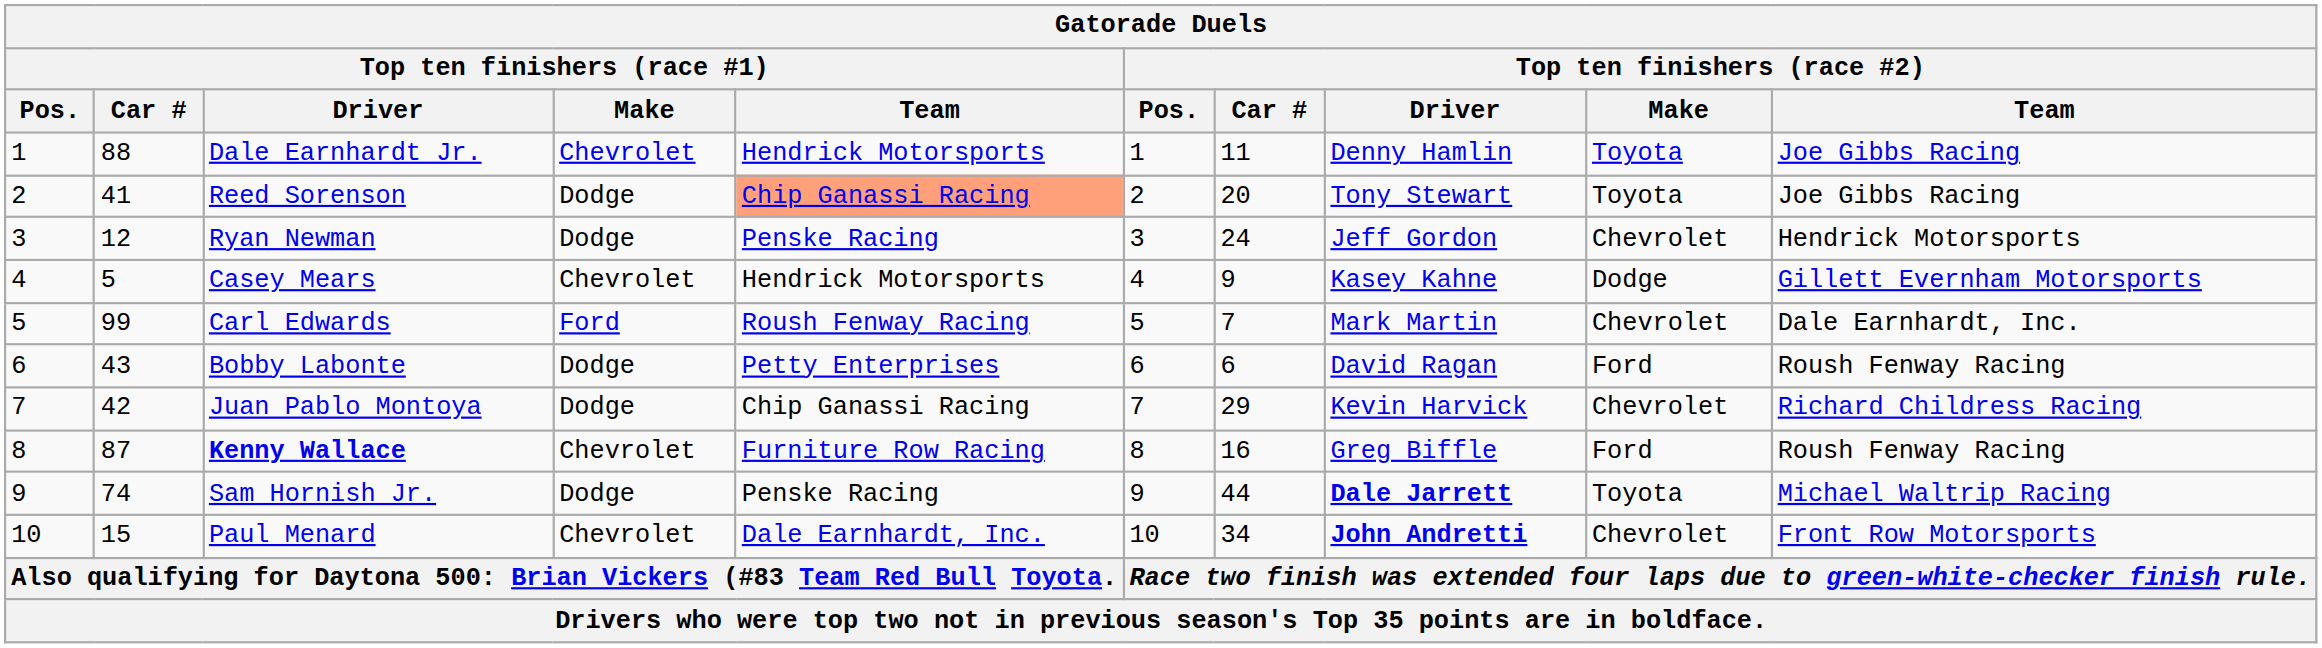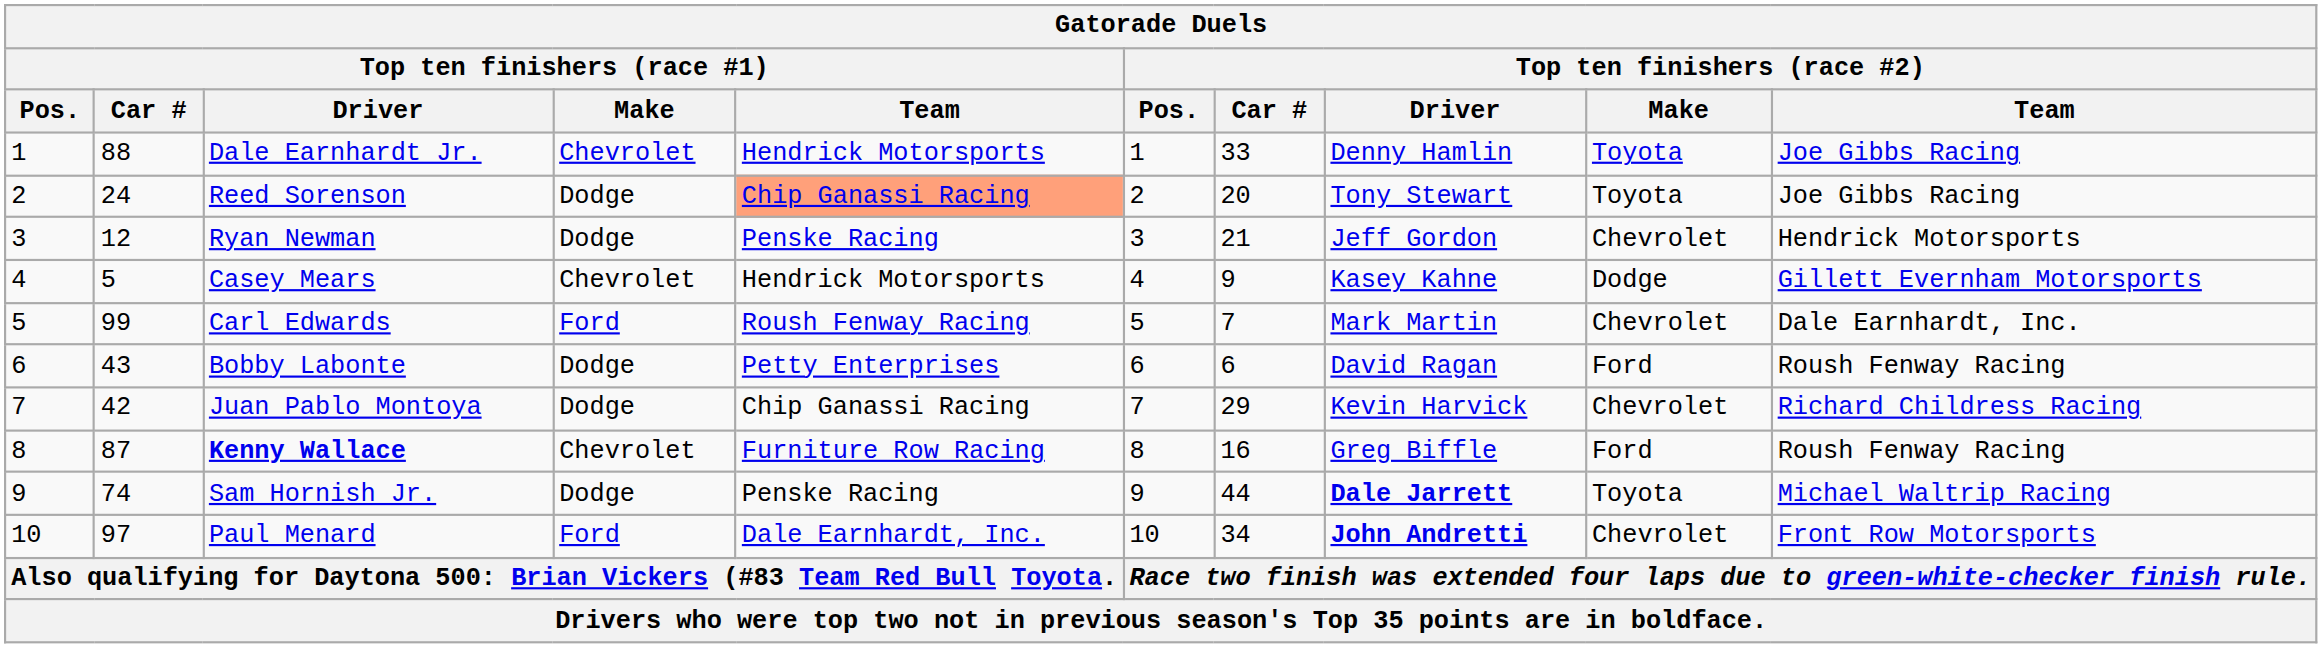(1236, 153) 11 -> (1236, 153) 33
(116, 196) 41 -> (116, 196) 24
(1236, 238) 24 -> (1236, 238) 21
(116, 535) 15 -> (116, 535) 97
(627, 535) Chevrolet -> (589, 535) Ford
